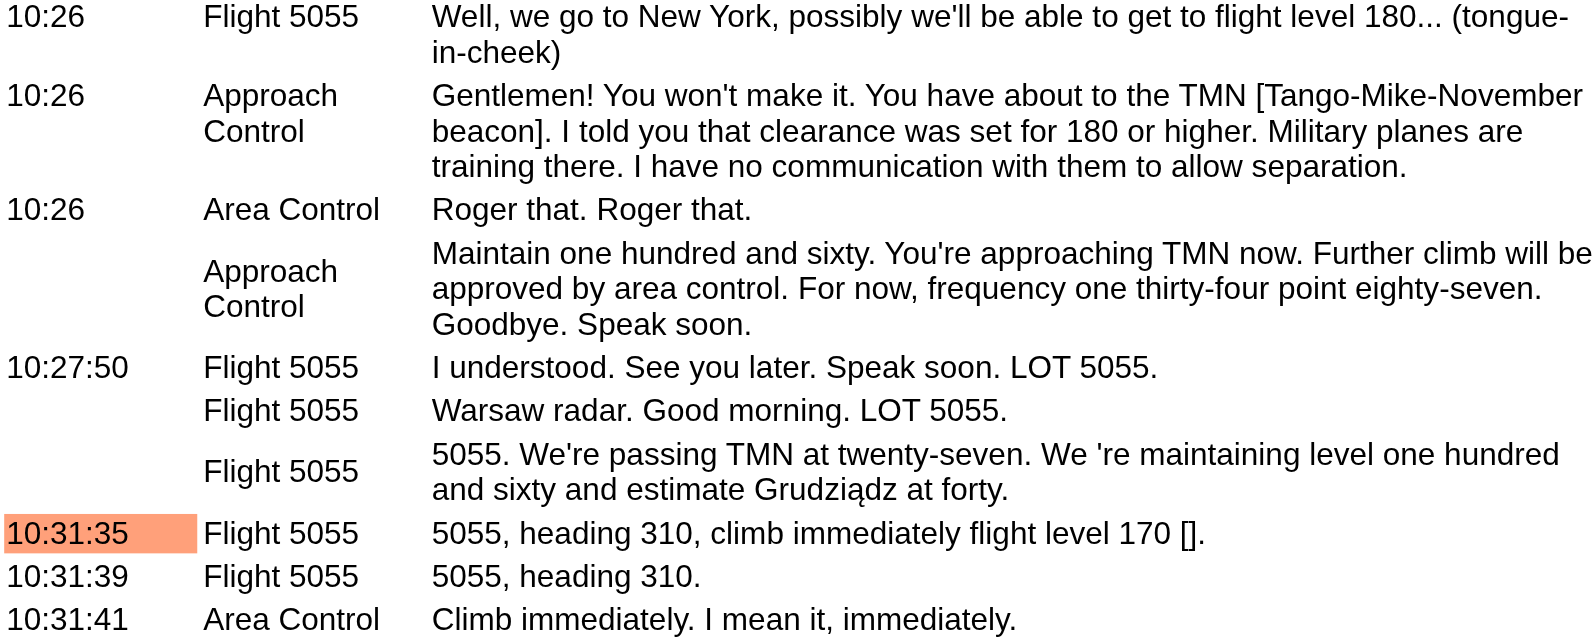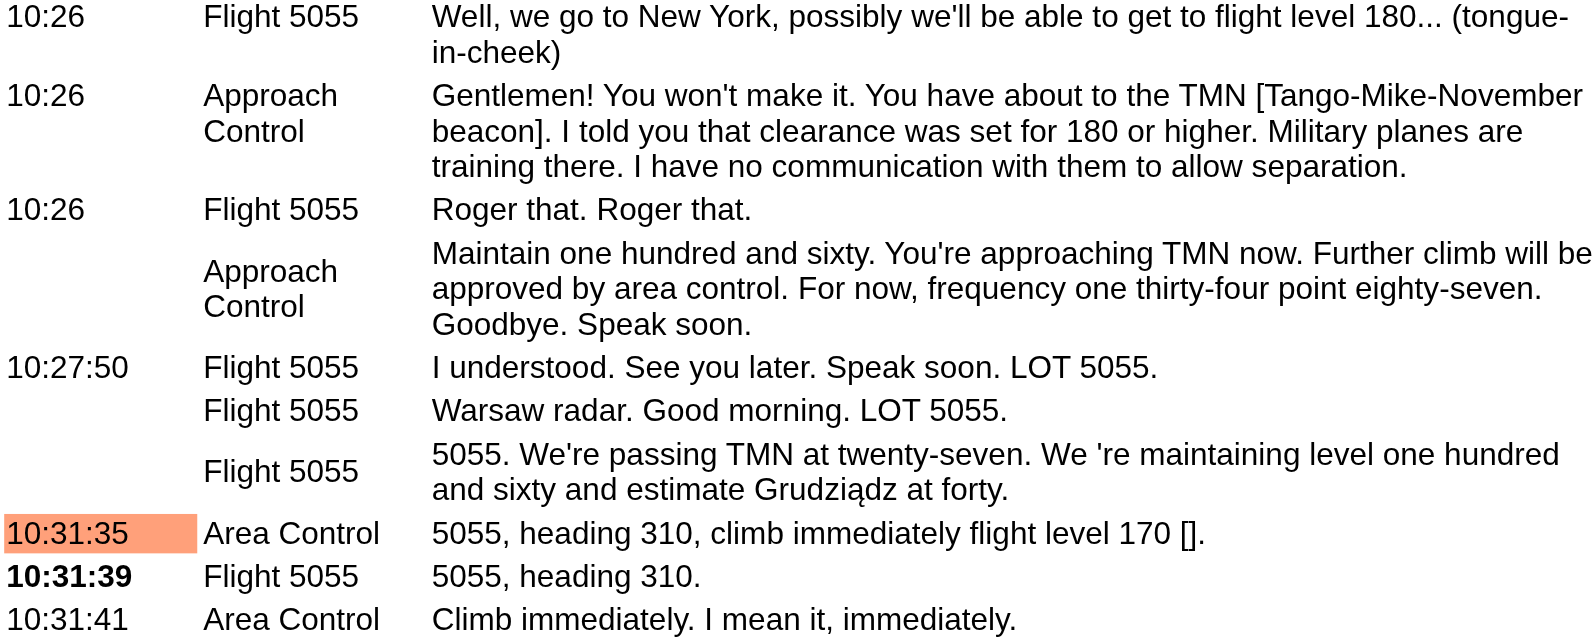(292, 210) Area Control -> (281, 210) Flight 5055
(281, 533) Flight 5055 -> (292, 533) Area Control
(68, 576) normal -> (69, 576) bold
